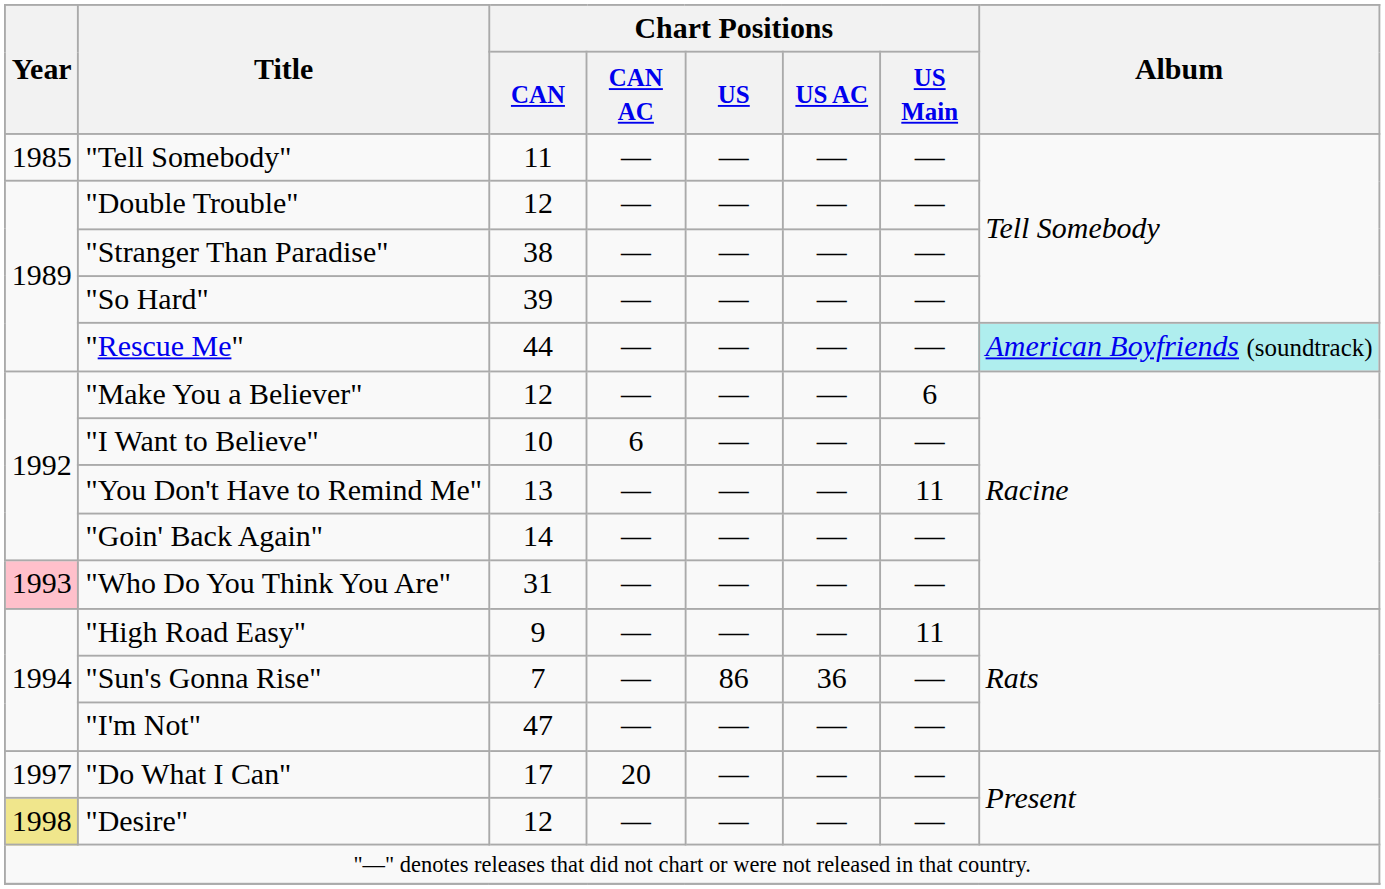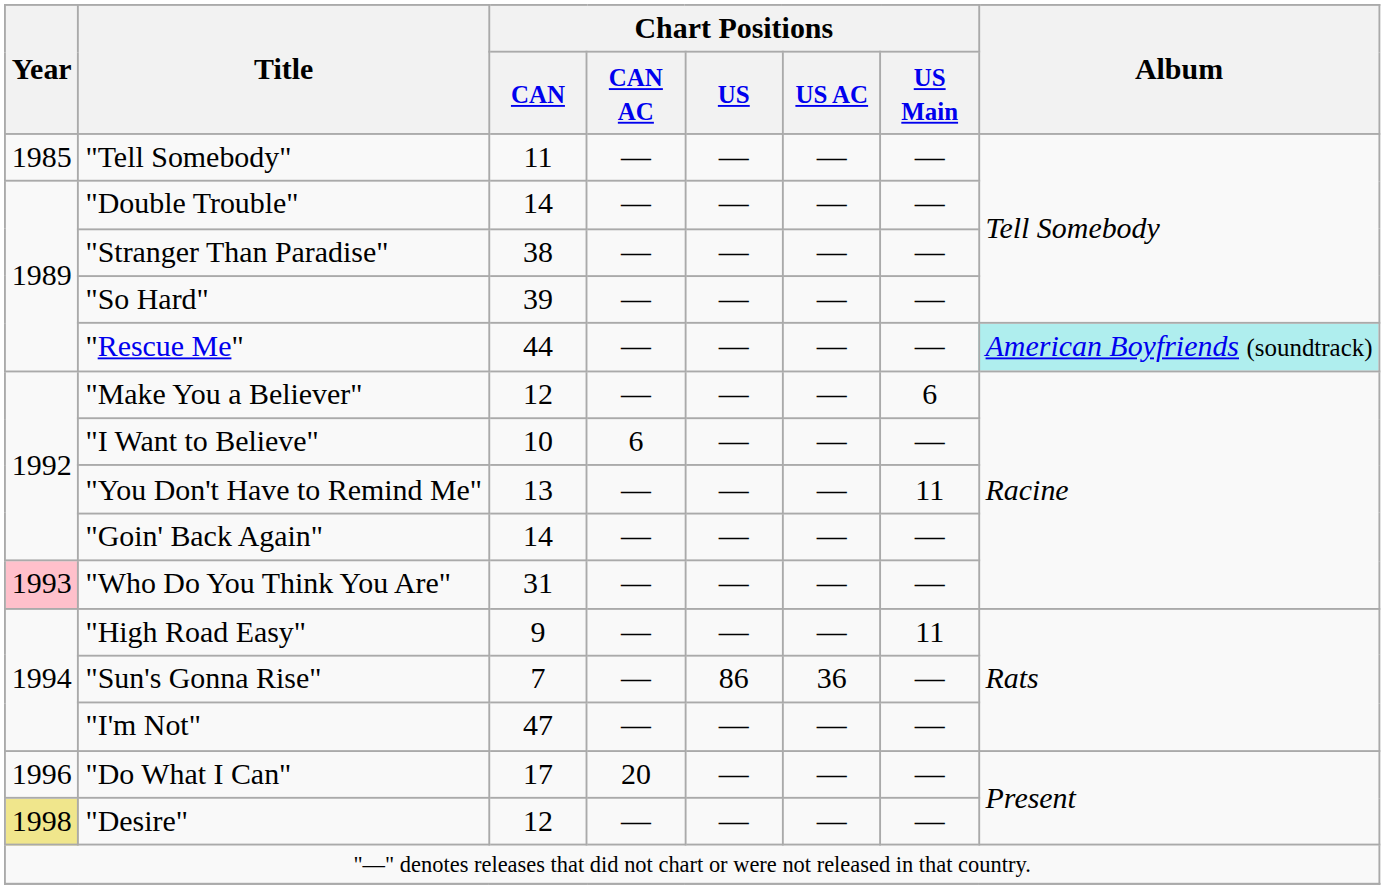(538, 204) 12 -> (538, 204) 14
(42, 773) 1997 -> (42, 773) 1996
